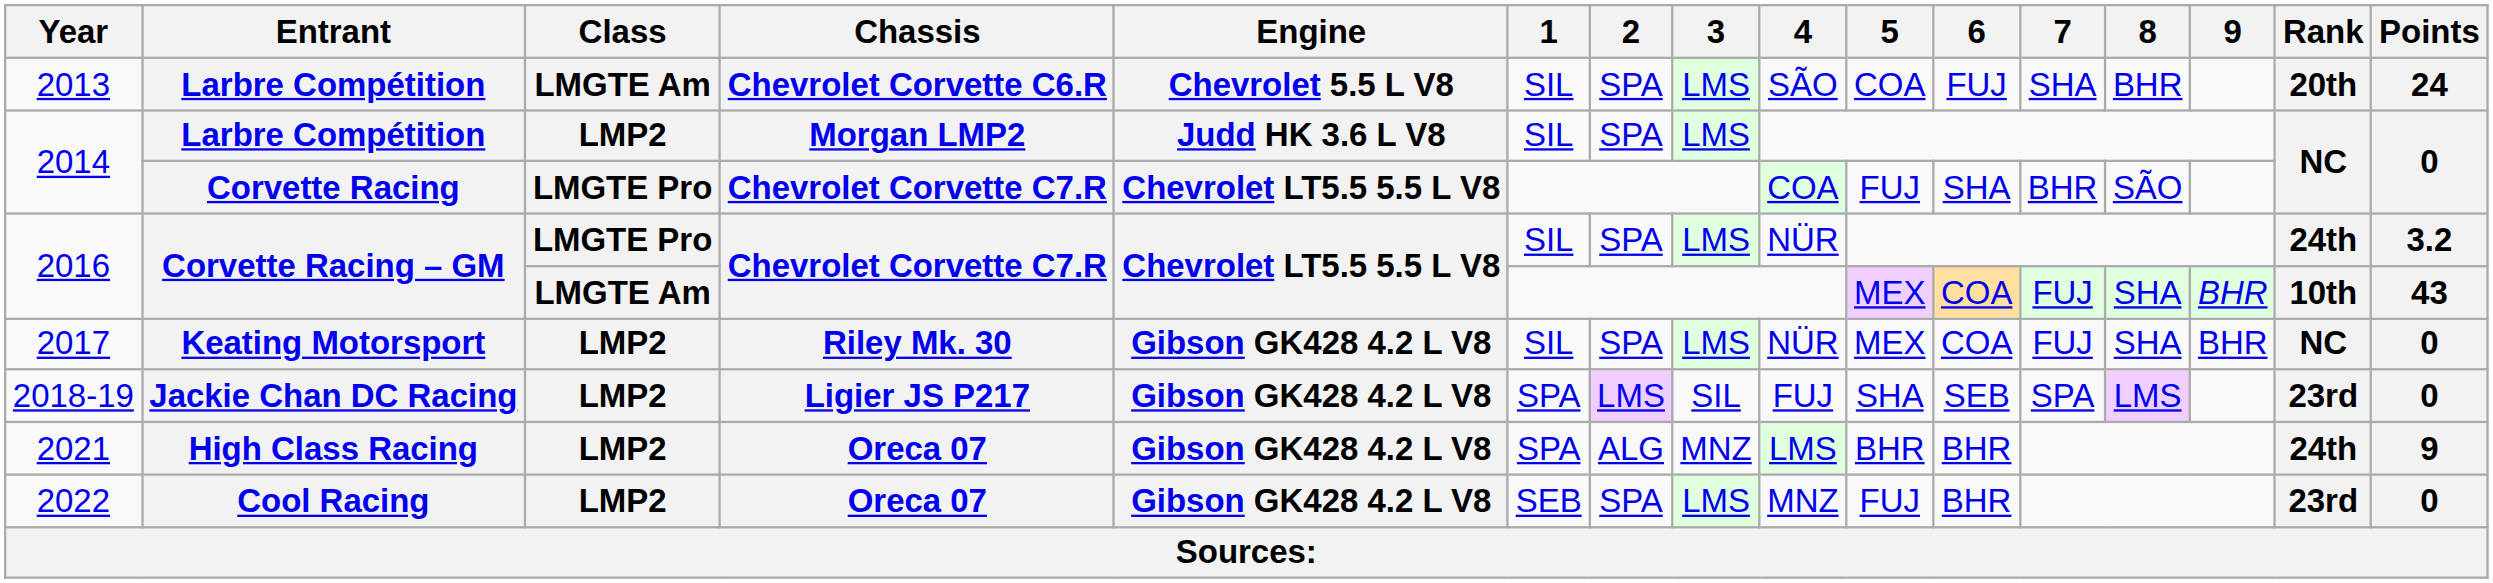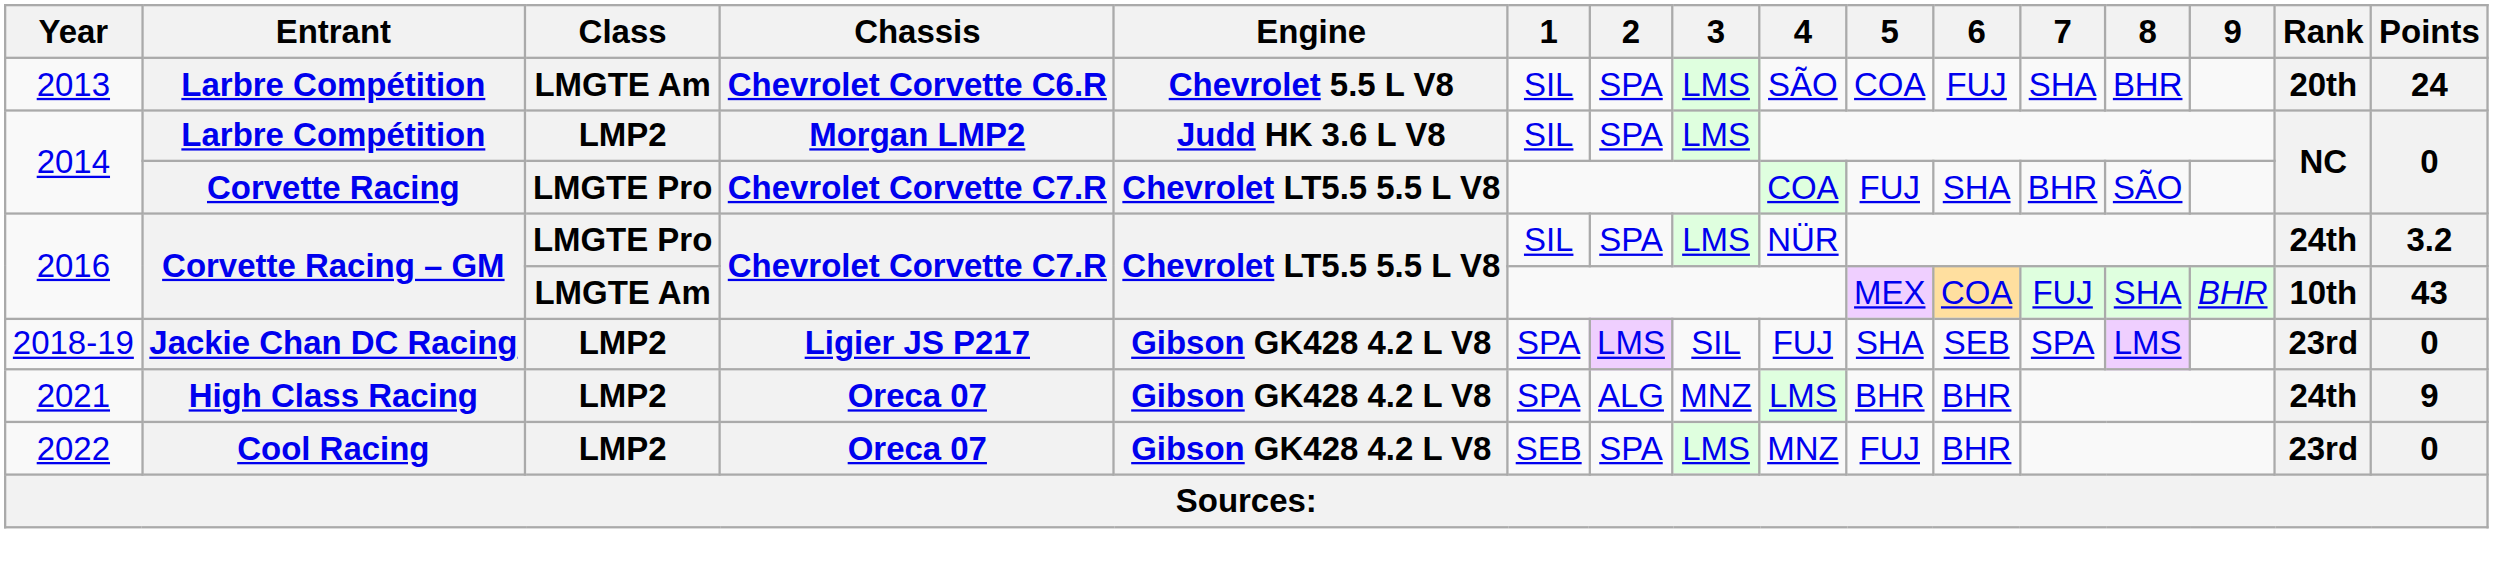- row: (73, 344)
